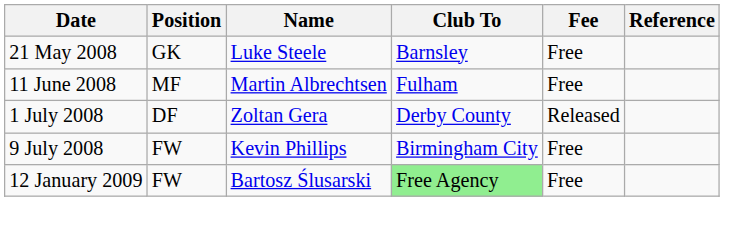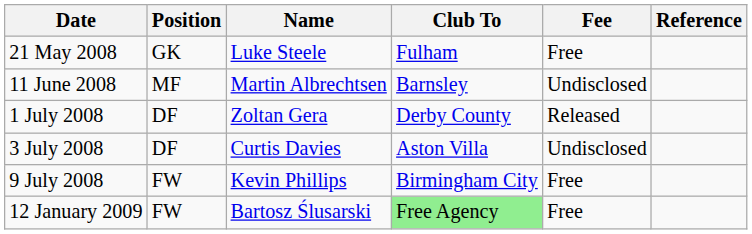(432, 52) Barnsley -> (427, 52) Fulham
(427, 84) Fulham -> (432, 84) Barnsley
(565, 84) Free -> (597, 84) Undisclosed
+ row: (56, 148)
